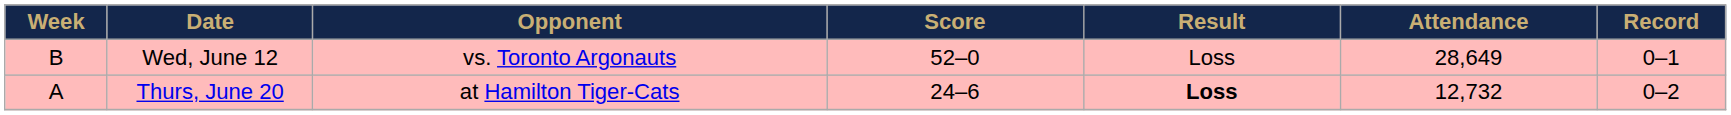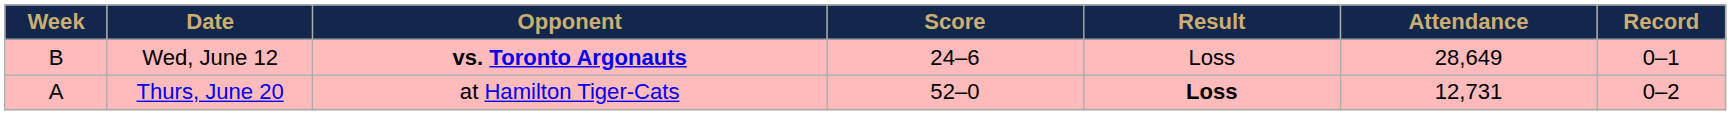(570, 57) normal -> (570, 57) bold
(955, 57) 52–0 -> (955, 57) 24–6
(955, 92) 24–6 -> (955, 92) 52–0
(1469, 92) 12,732 -> (1469, 92) 12,731
